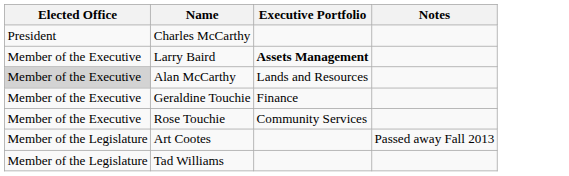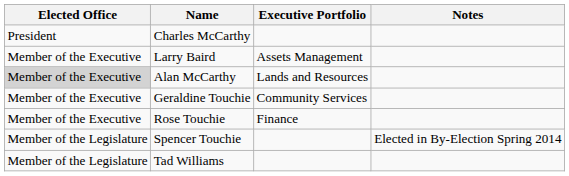(313, 56) bold -> (310, 56) normal
(277, 98) Finance -> (312, 98) Community Services
(312, 118) Community Services -> (277, 118) Finance
- row: (182, 139)
+ row: (197, 139)
